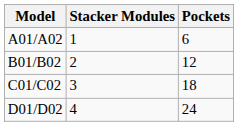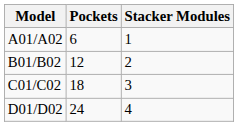columns swapped: (122, 16) <-> (206, 16)
